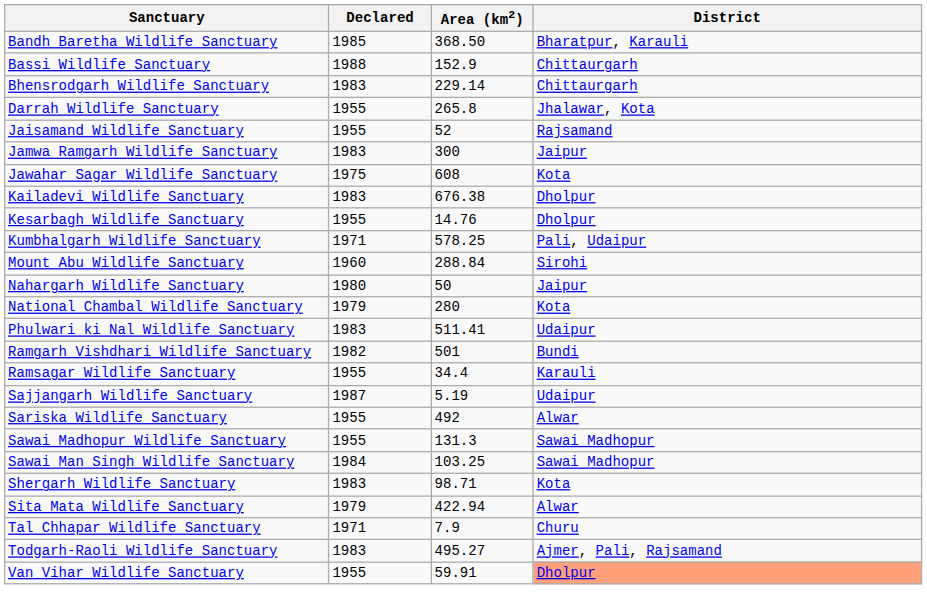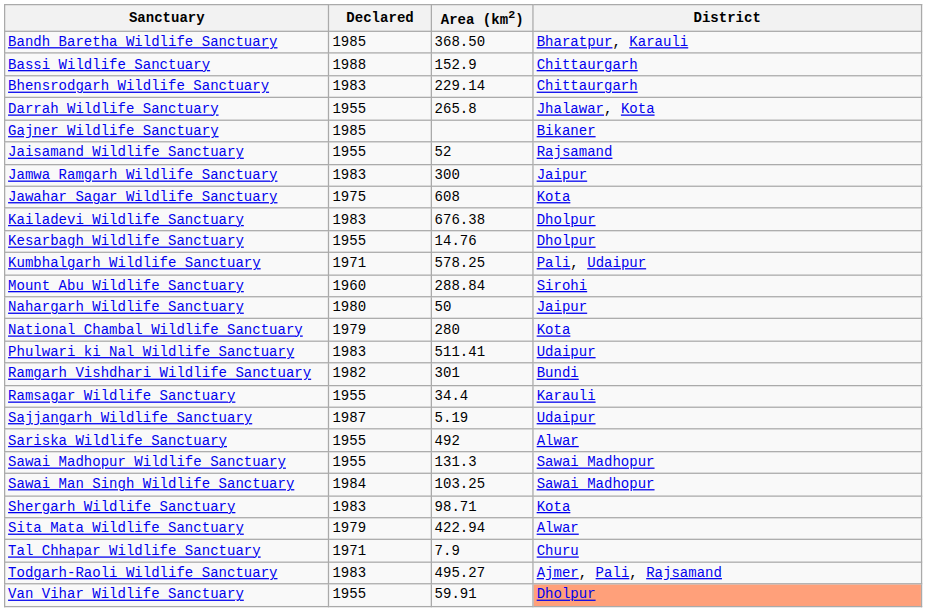+ row: (113, 131)
(447, 352) 501 -> (447, 374) 301
